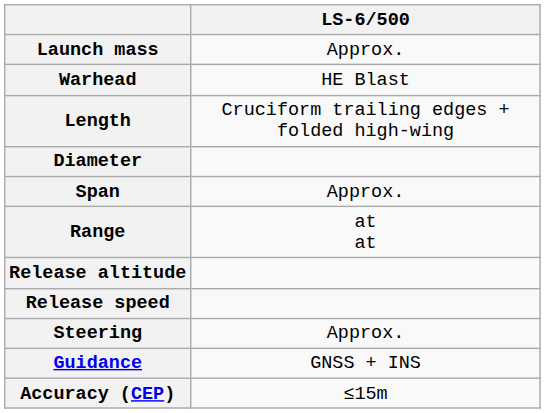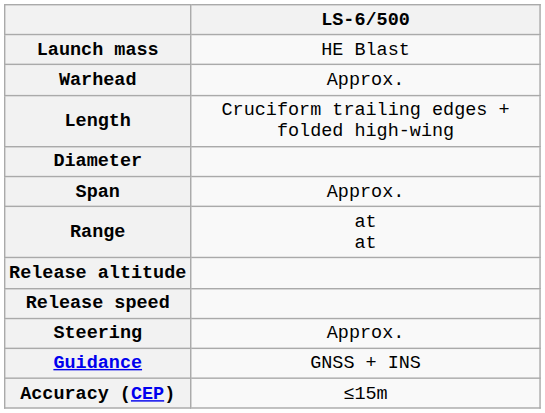(366, 50) Approx. -> (366, 50) HE Blast
(366, 80) HE Blast -> (366, 80) Approx.
